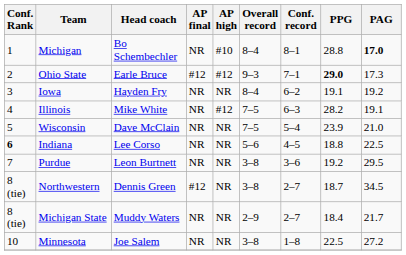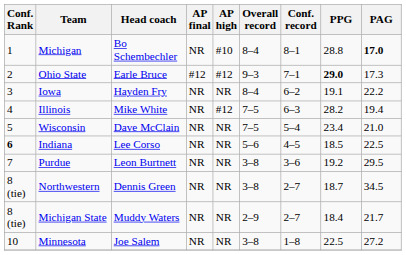(374, 91) 19.2 -> (374, 91) 22.2
(374, 109) 19.1 -> (374, 109) 19.4
(333, 127) 23.9 -> (333, 127) 23.4
(333, 145) 18.8 -> (333, 145) 18.5
(197, 186) #12 -> (197, 186) NR
